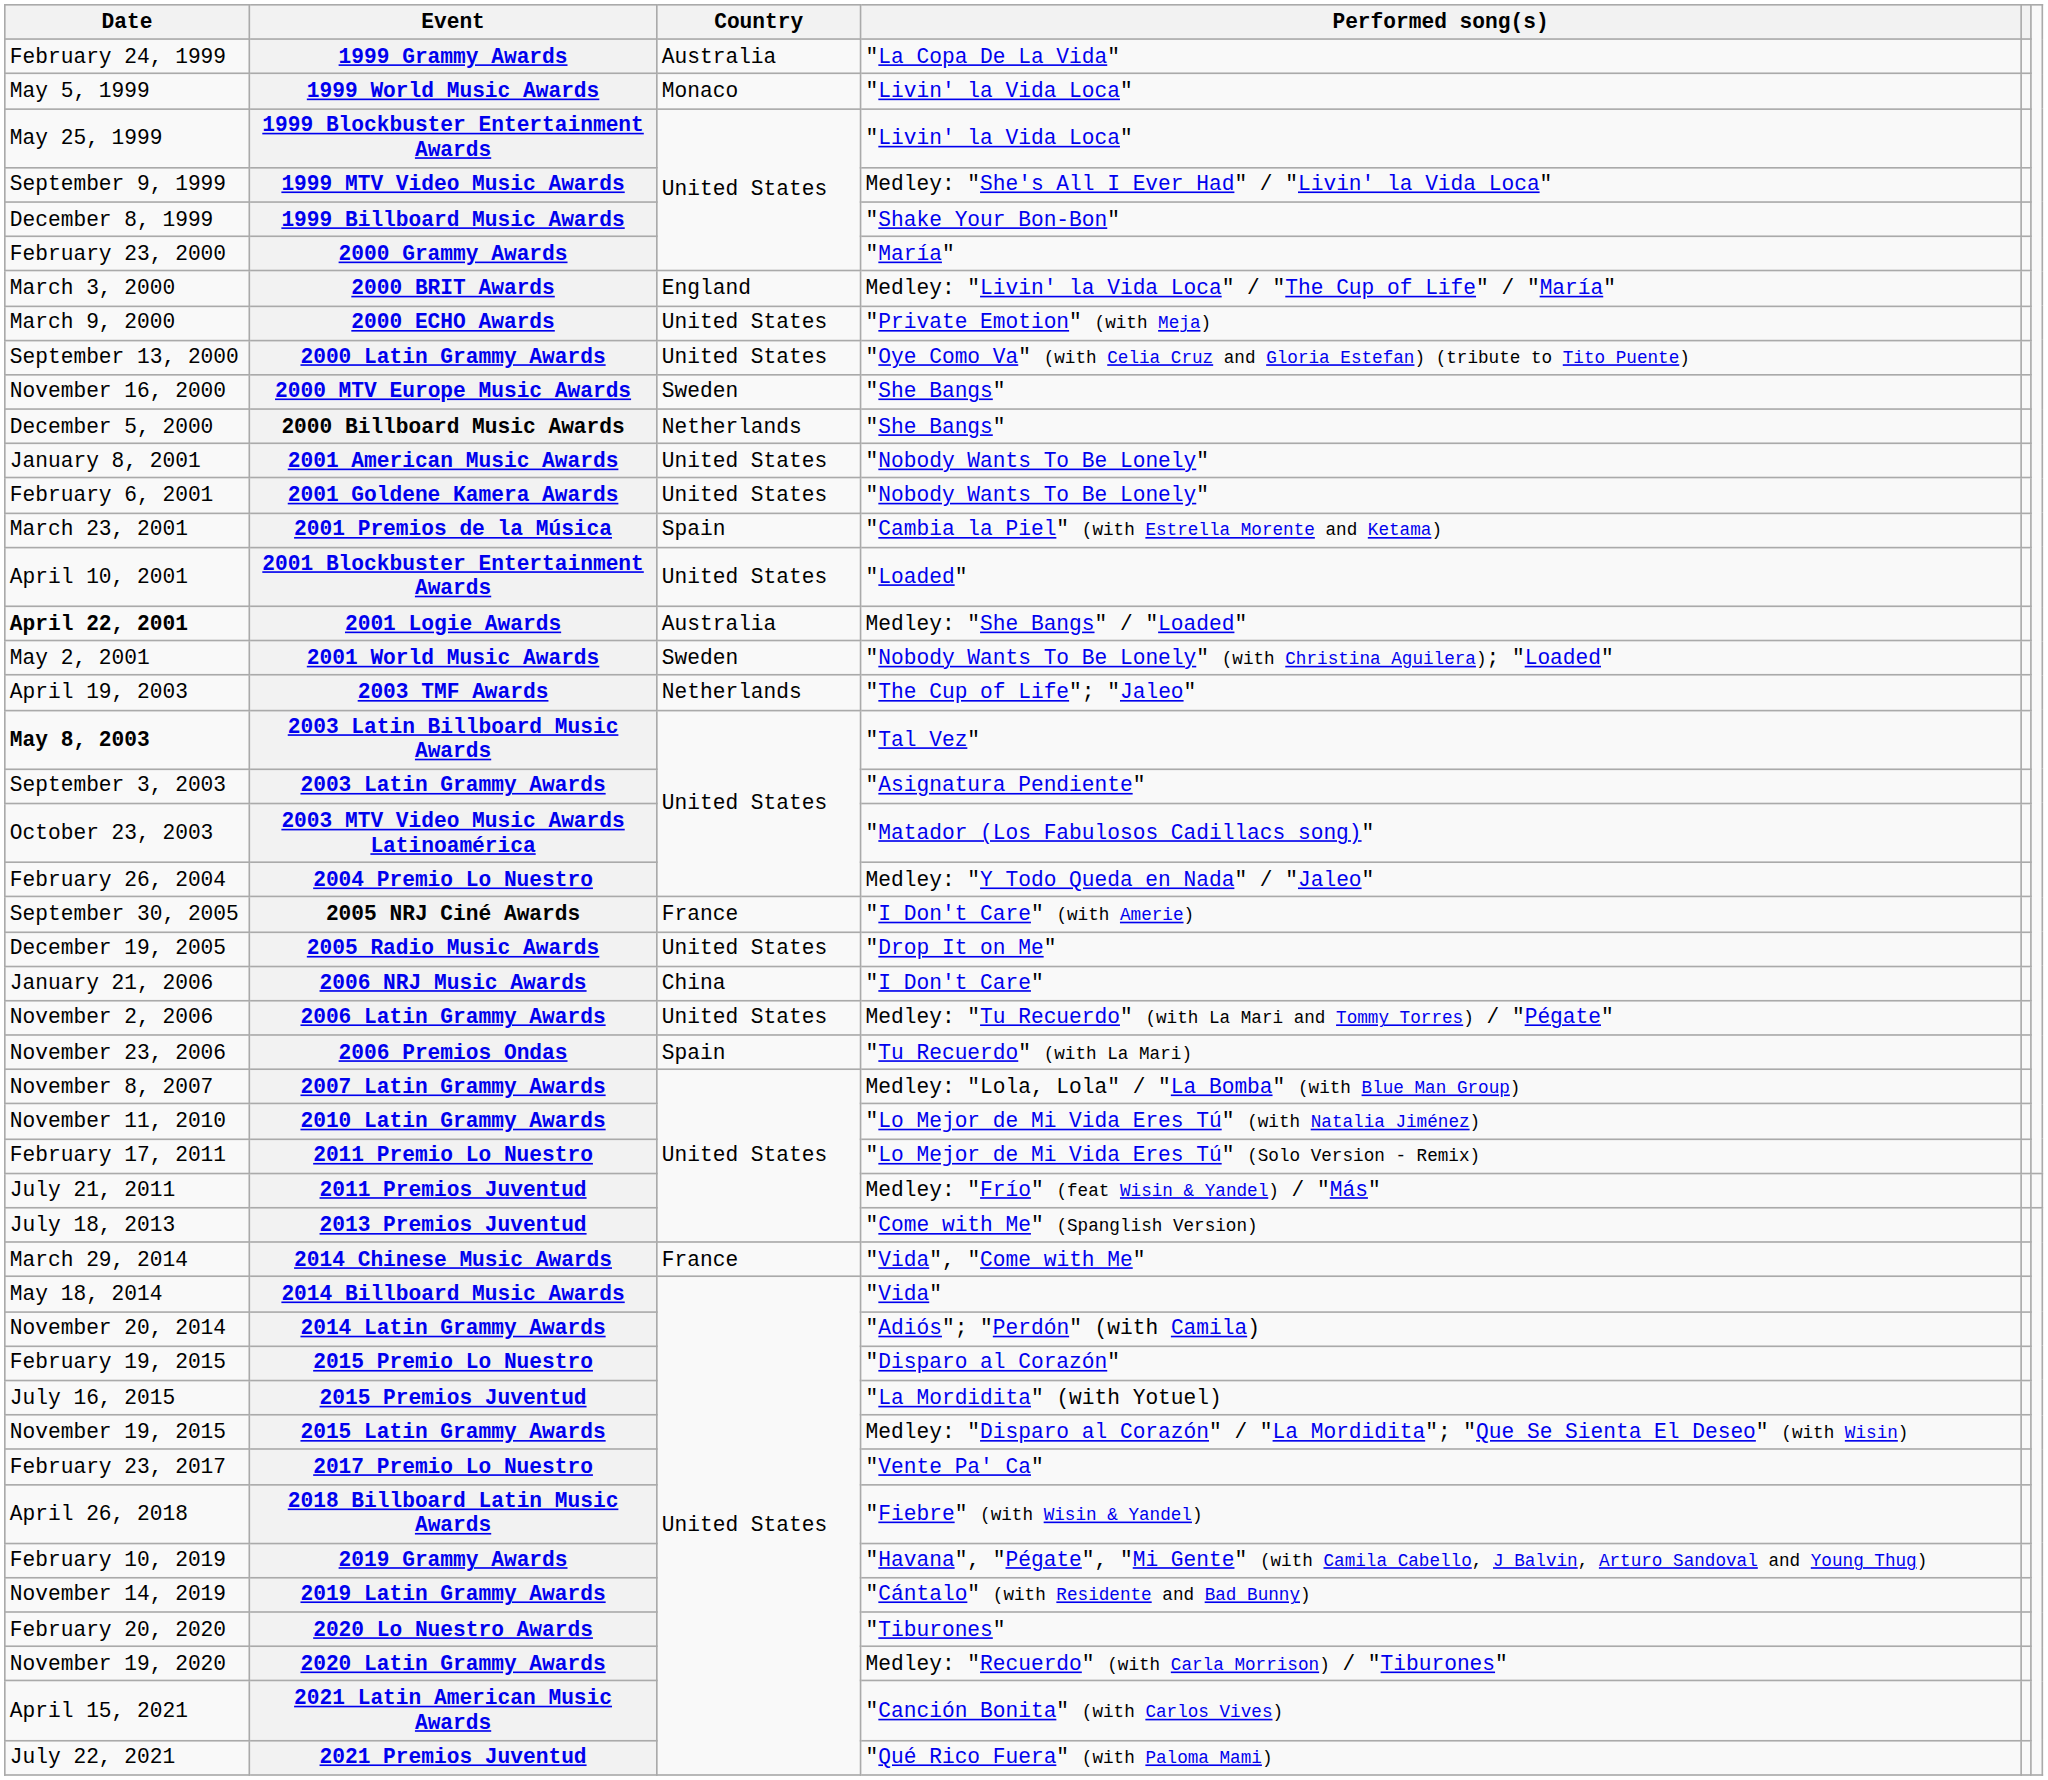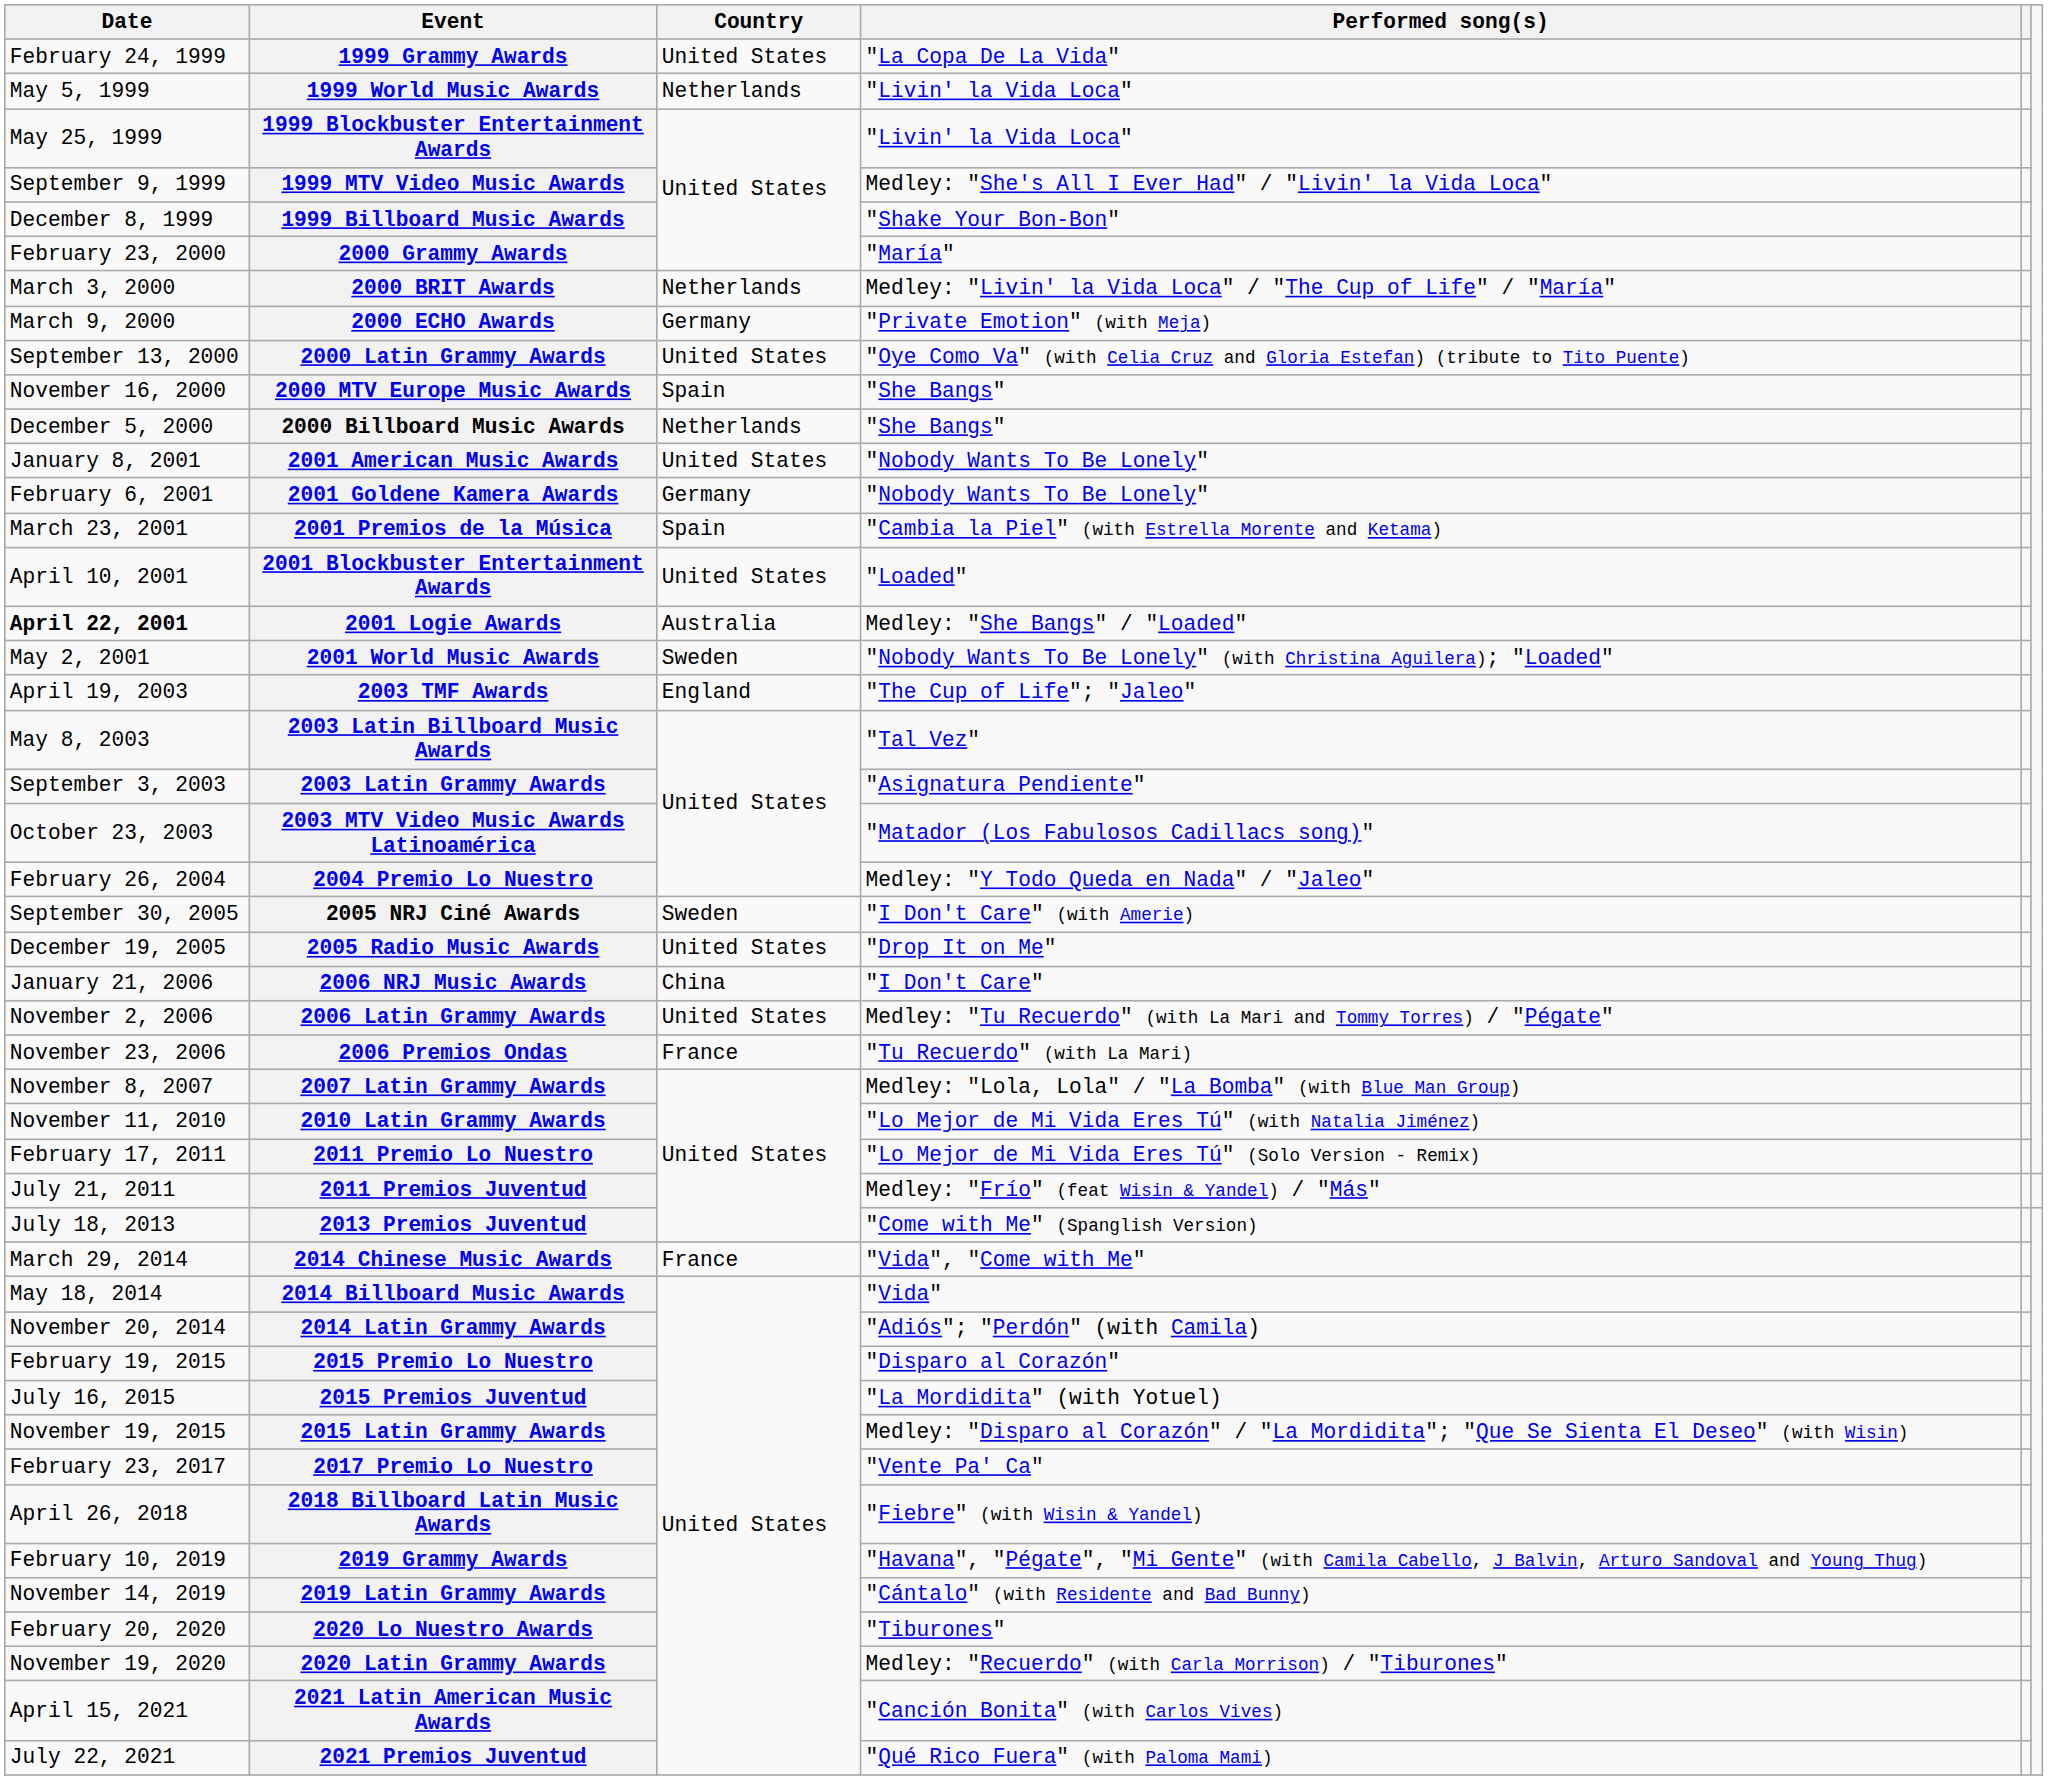(719, 57) Australia -> (745, 57) United States
(700, 91) Monaco -> (732, 91) Netherlands
(706, 288) England -> (732, 288) Netherlands
(745, 323) United States -> (706, 323) Germany
(700, 392) Sweden -> (694, 392) Spain
(745, 495) United States -> (706, 495) Germany
(732, 693) Netherlands -> (706, 693) England
(80, 739) bold -> (80, 739) normal
(700, 914) France -> (700, 914) Sweden
(694, 1052) Spain -> (700, 1052) France
